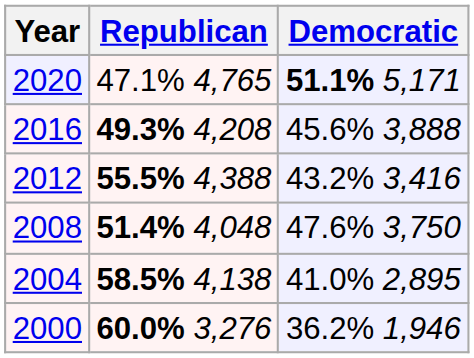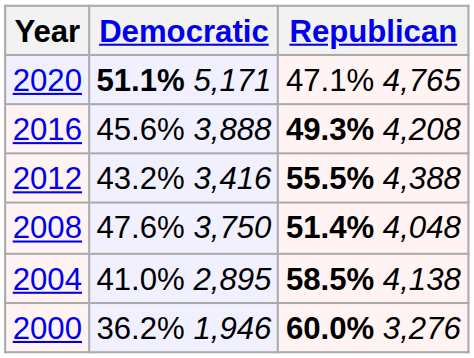columns swapped: (184, 31) <-> (373, 31)
